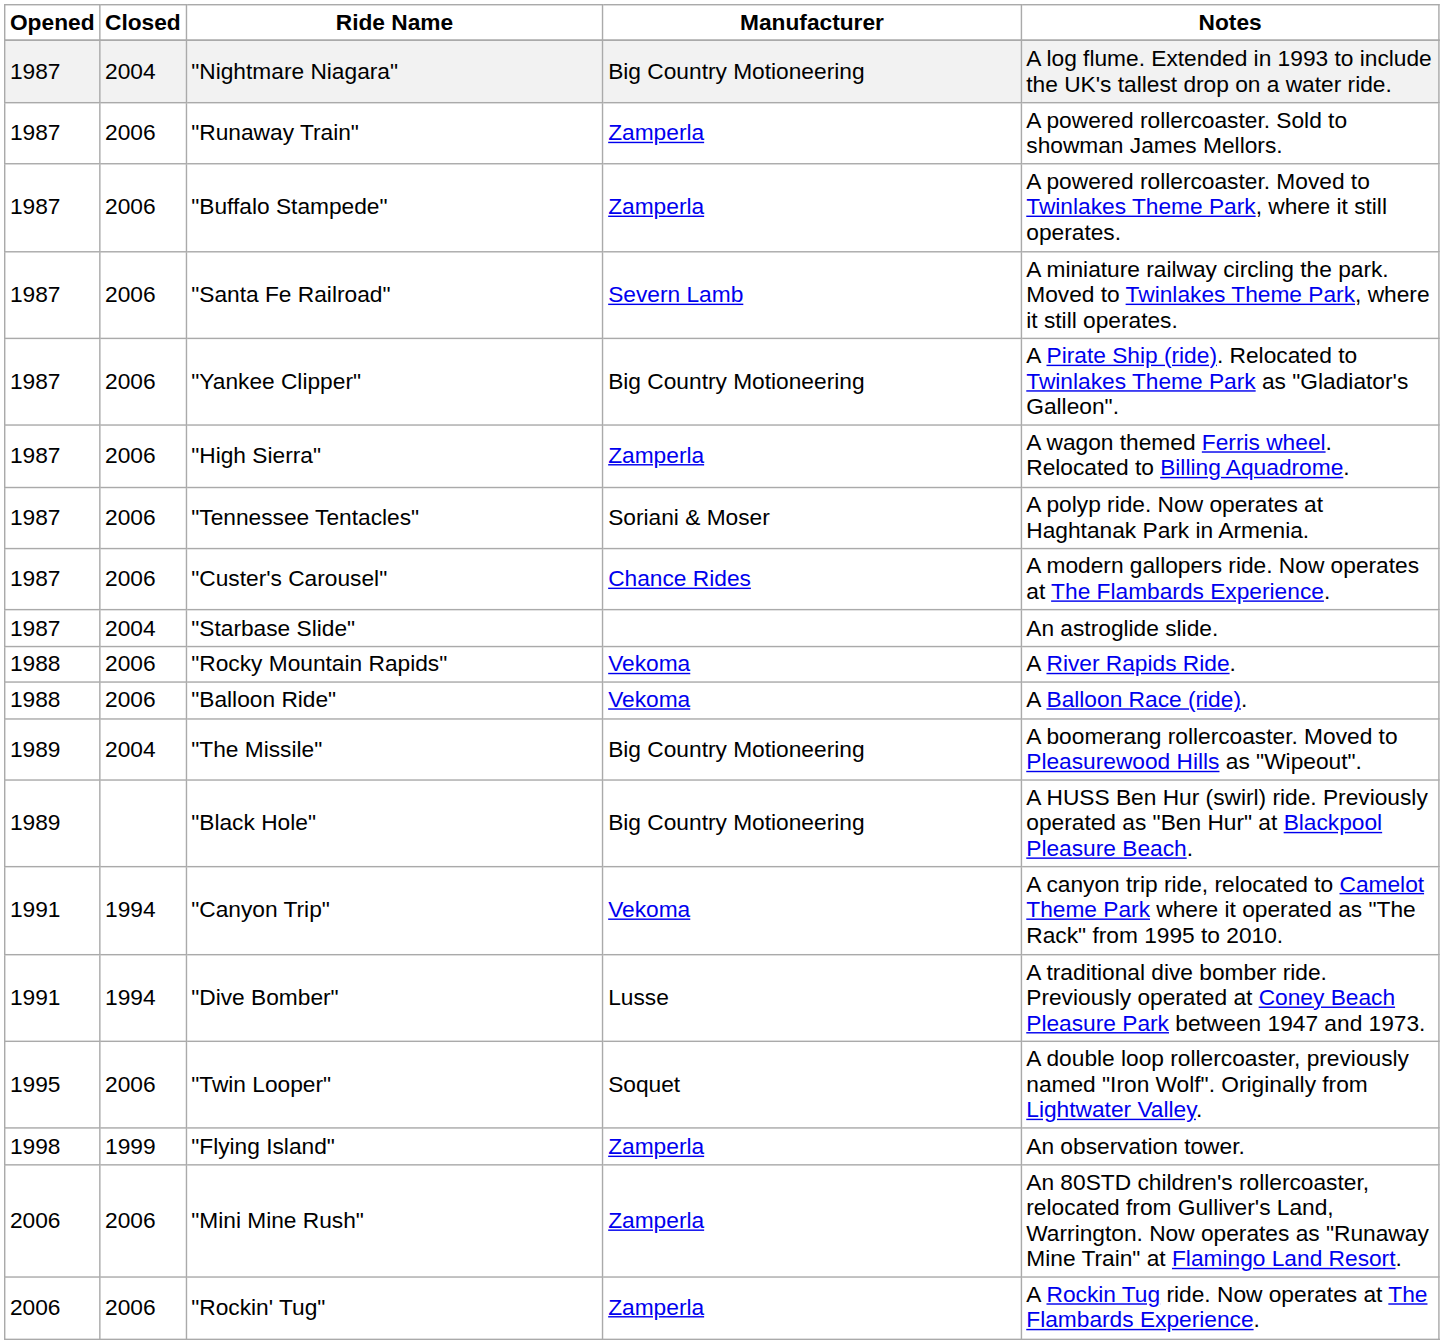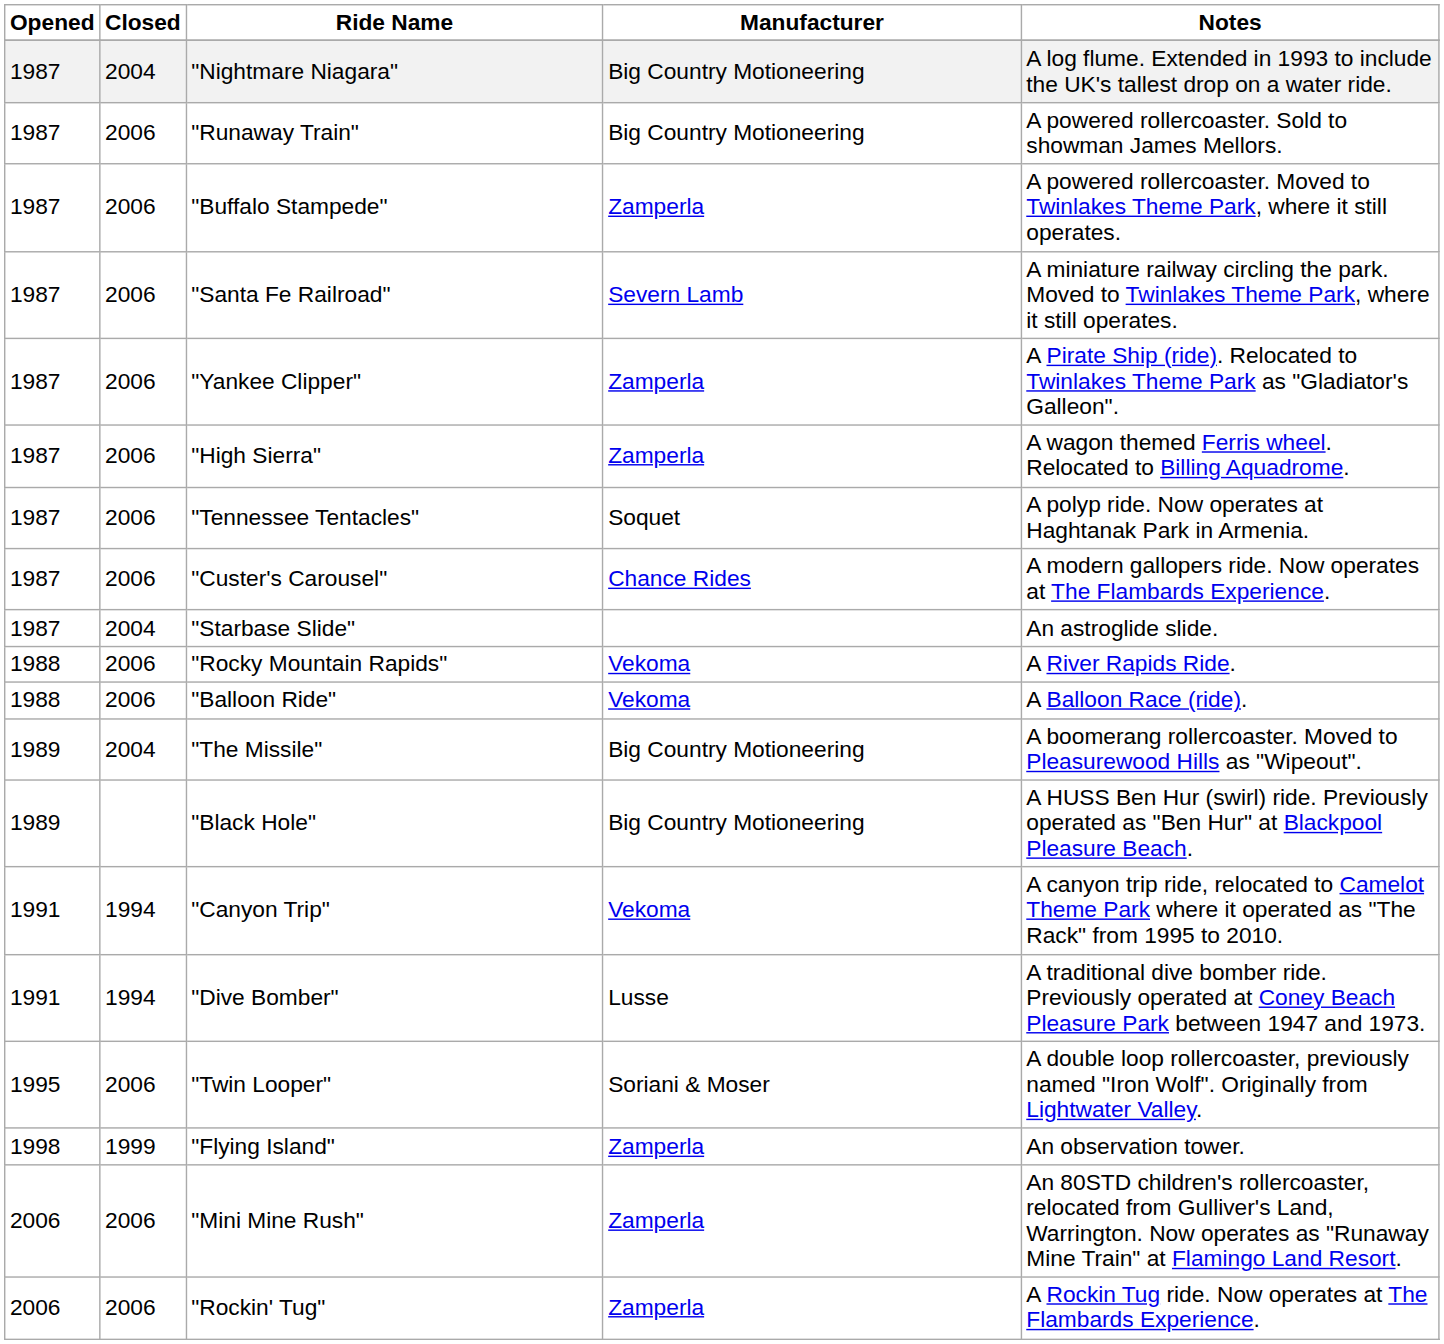(656, 132) Zamperla -> (736, 132) Big Country Motioneering
(736, 381) Big Country Motioneering -> (656, 381) Zamperla
(689, 517) Soriani & Moser -> (644, 517) Soquet
(644, 1084) Soquet -> (689, 1084) Soriani & Moser
